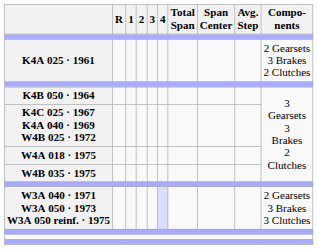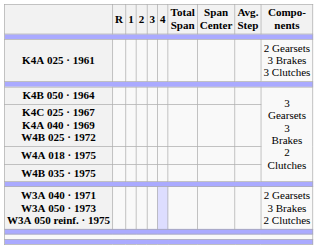(287, 60) 2 Gearsets 3 Brakes 2 Clutches -> (287, 60) 2 Gearsets 3 Brakes 3 Clutches
(287, 208) 2 Gearsets 3 Brakes 3 Clutches -> (287, 208) 2 Gearsets 3 Brakes 2 Clutches
